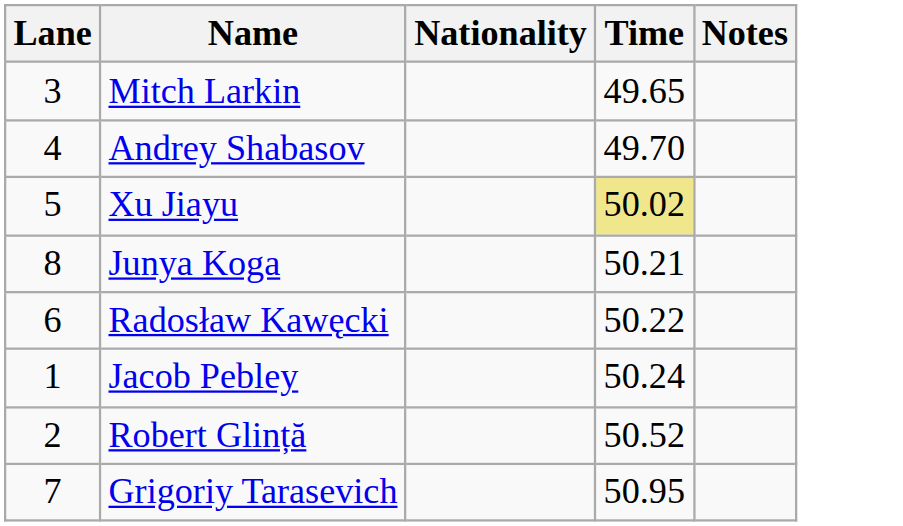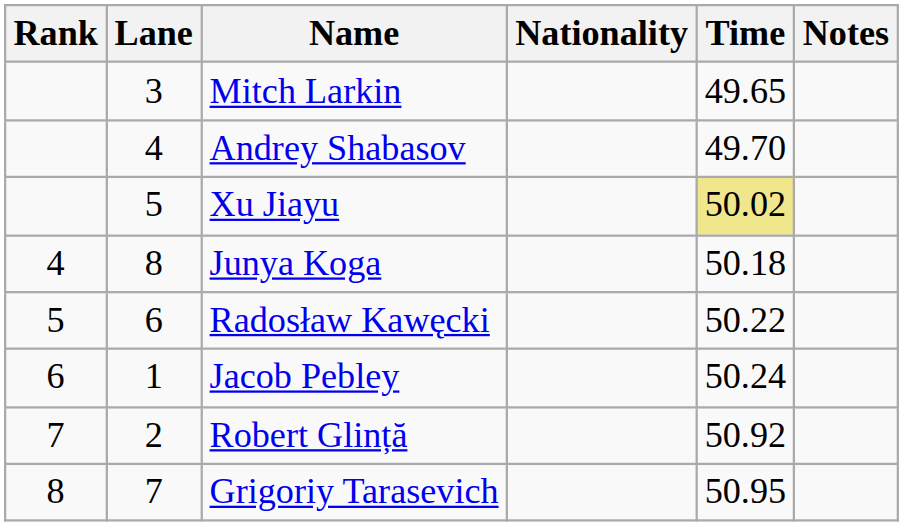+ column: (56, 33)
(644, 262) 50.21 -> (745, 262) 50.18
(644, 434) 50.52 -> (745, 434) 50.92
